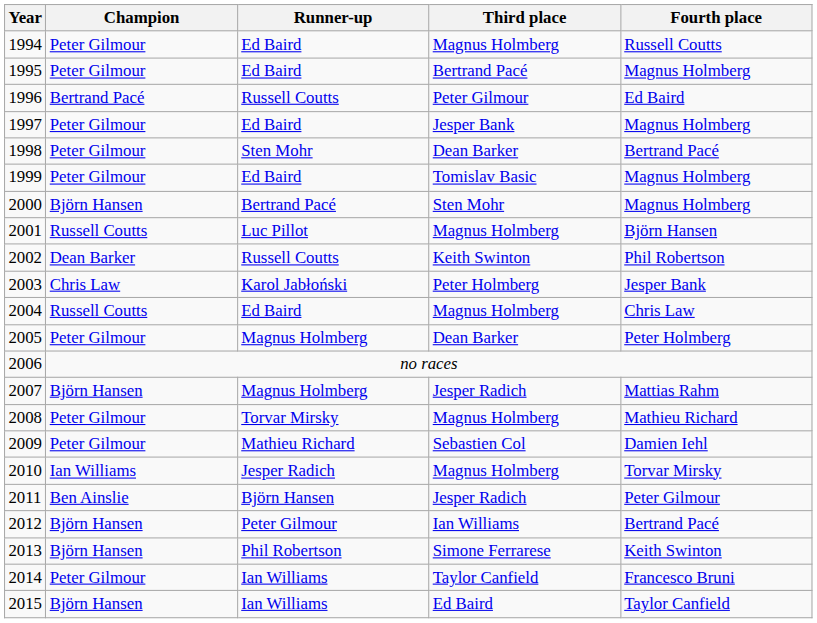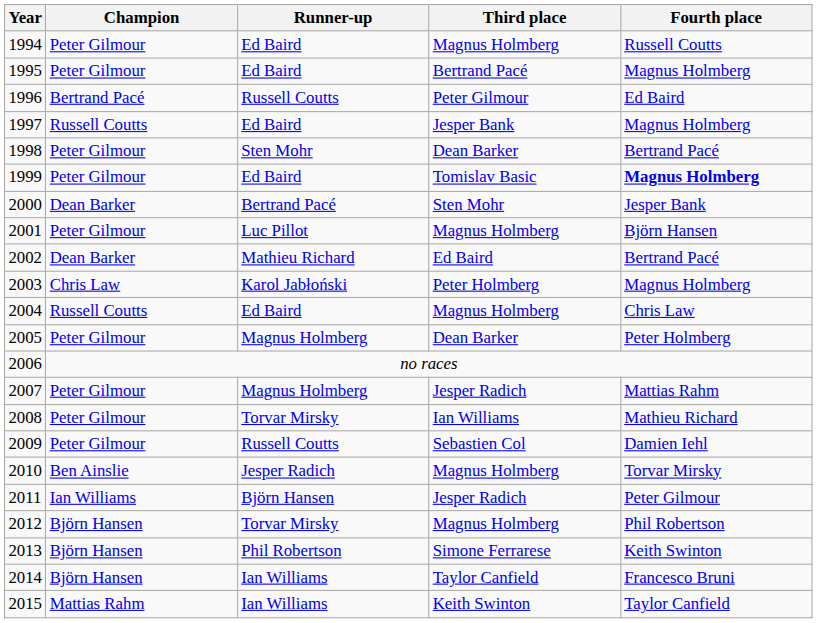(98, 124) Peter Gilmour -> (99, 124) Russell Coutts
(687, 177) normal -> (692, 177) bold
(96, 204) Björn Hansen -> (92, 204) Dean Barker
(687, 204) Magnus Holmberg -> (665, 204) Jesper Bank
(99, 230) Russell Coutts -> (98, 230) Peter Gilmour
(290, 257) Russell Coutts -> (298, 257) Mathieu Richard
(481, 257) Keith Swinton -> (463, 257) Ed Baird
(674, 257) Phil Robertson -> (672, 257) Bertrand Pacé
(665, 284) Jesper Bank -> (687, 284) Magnus Holmberg
(96, 390) Björn Hansen -> (98, 390) Peter Gilmour
(496, 417) Magnus Holmberg -> (476, 417) Ian Williams
(298, 444) Mathieu Richard -> (290, 444) Russell Coutts
(93, 470) Ian Williams -> (89, 470) Ben Ainslie
(89, 497) Ben Ainslie -> (93, 497) Ian Williams
(289, 524) Peter Gilmour -> (290, 524) Torvar Mirsky
(476, 524) Ian Williams -> (496, 524) Magnus Holmberg
(672, 524) Bertrand Pacé -> (674, 524) Phil Robertson
(98, 577) Peter Gilmour -> (96, 577) Björn Hansen
(96, 603) Björn Hansen -> (97, 603) Mattias Rahm
(463, 603) Ed Baird -> (481, 603) Keith Swinton
